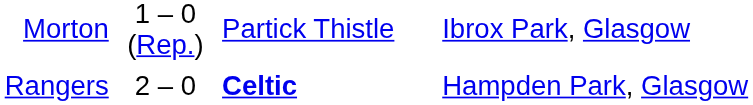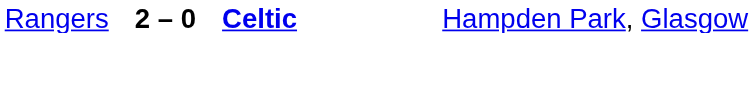- row: (66, 29)
(165, 85) normal -> (165, 18) bold
